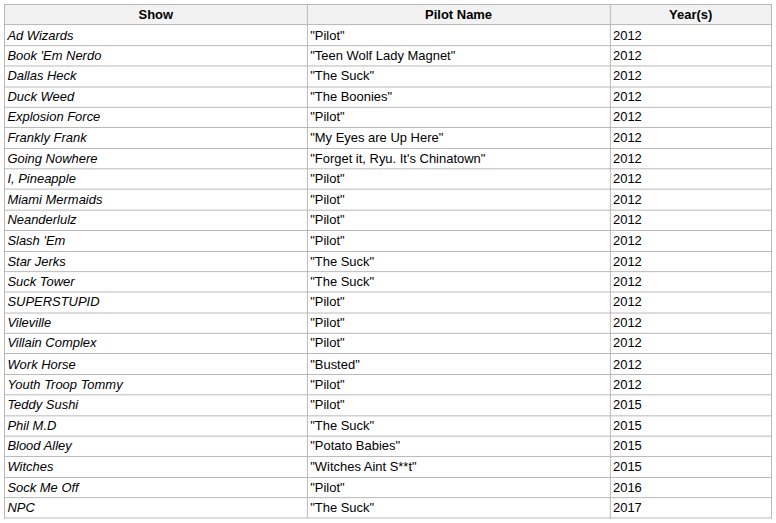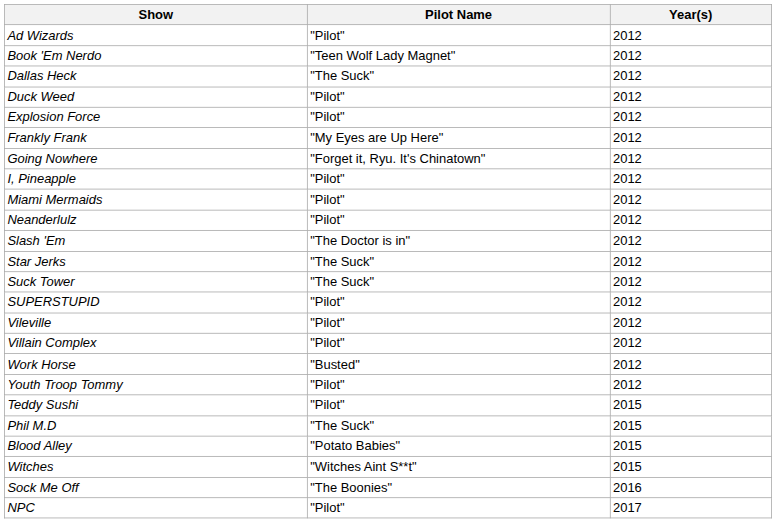(351, 96) "The Boonies" -> (327, 96) "Pilot"
(327, 240) "Pilot" -> (360, 240) "The Doctor is in"
(327, 487) "Pilot" -> (351, 487) "The Boonies"
(342, 508) "The Suck" -> (327, 508) "Pilot"
